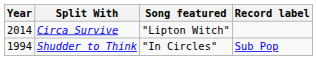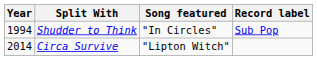rows swapped: (87, 47) <-> (78, 30)
